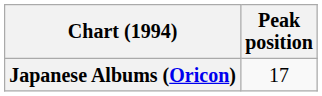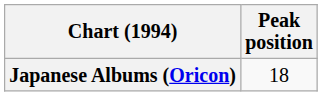(279, 74) 17 -> (279, 74) 18
